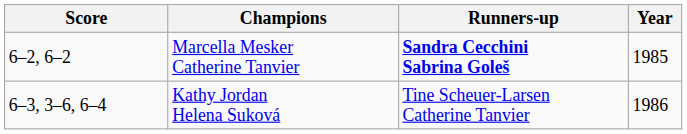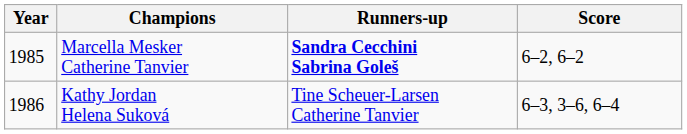columns swapped: (655, 18) <-> (86, 18)
